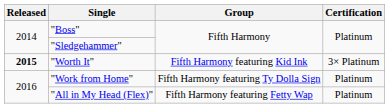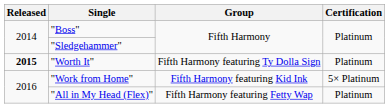(239, 62) Fifth Harmony featuring Kid Ink -> (239, 62) Fifth Harmony featuring Ty Dolla Sign
(354, 62) 3× Platinum -> (354, 62) Platinum
(239, 78) Fifth Harmony featuring Ty Dolla Sign -> (239, 78) Fifth Harmony featuring Kid Ink
(354, 78) Platinum -> (354, 78) 5× Platinum
